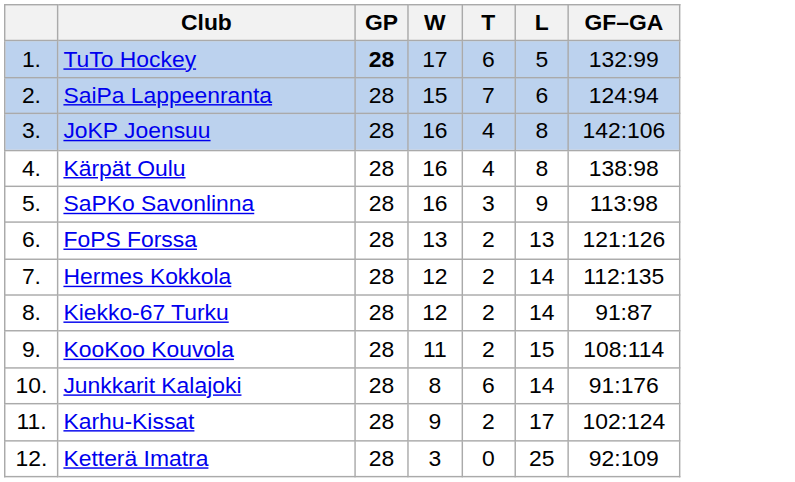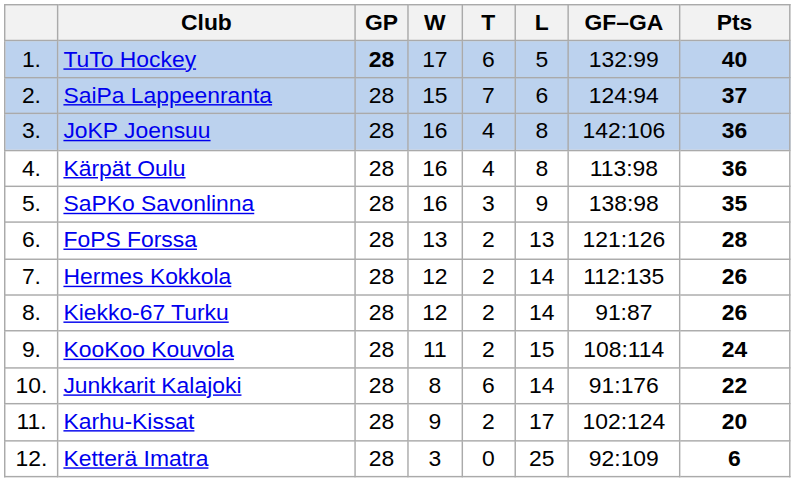+ column: (734, 22)
(624, 167) 138:98 -> (624, 167) 113:98
(624, 204) 113:98 -> (624, 204) 138:98
